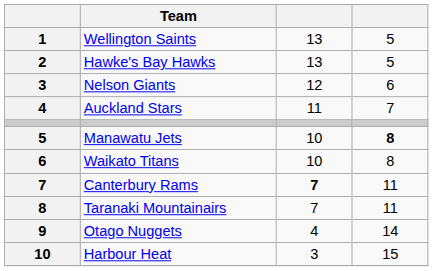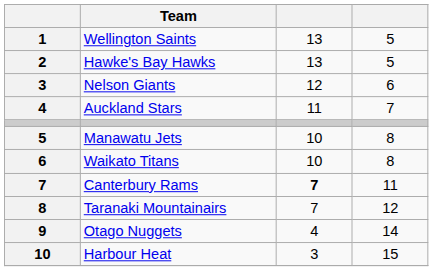(390, 138) bold -> (390, 138) normal
(390, 208) 11 -> (390, 208) 12
